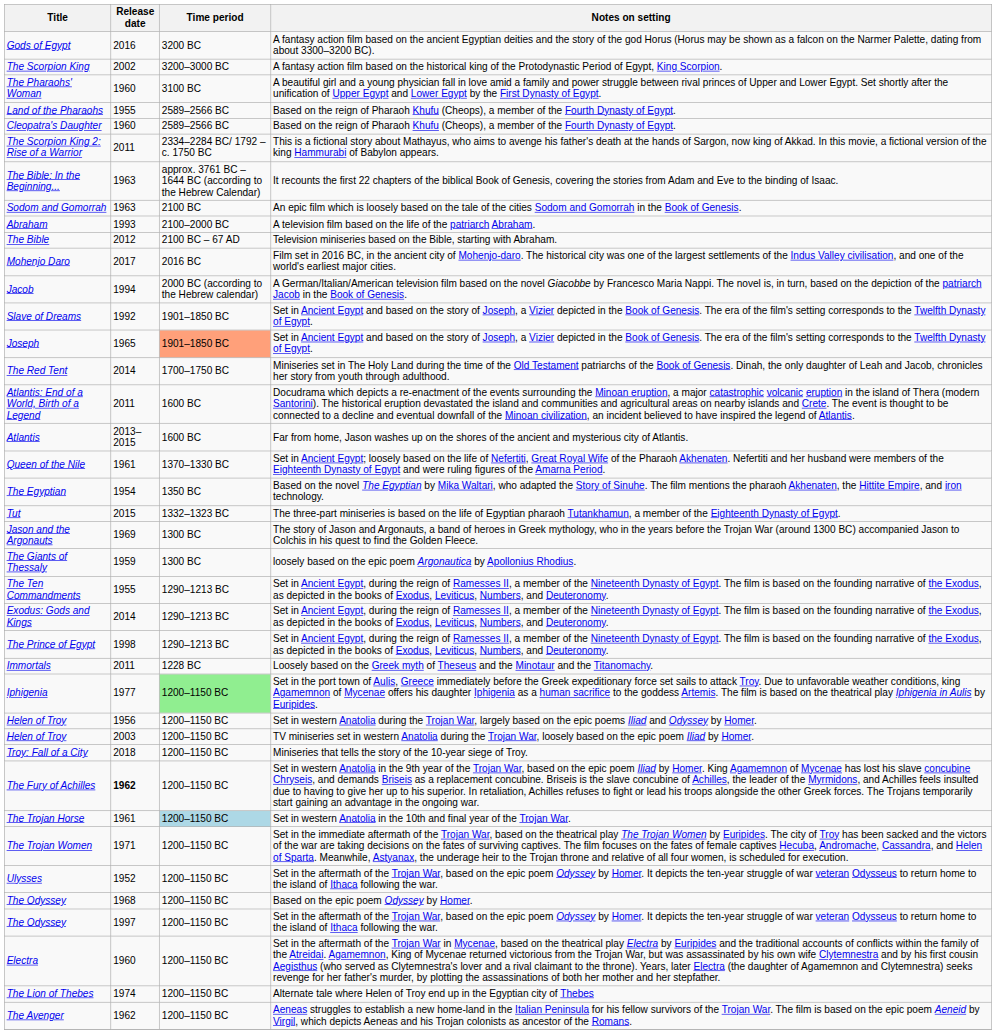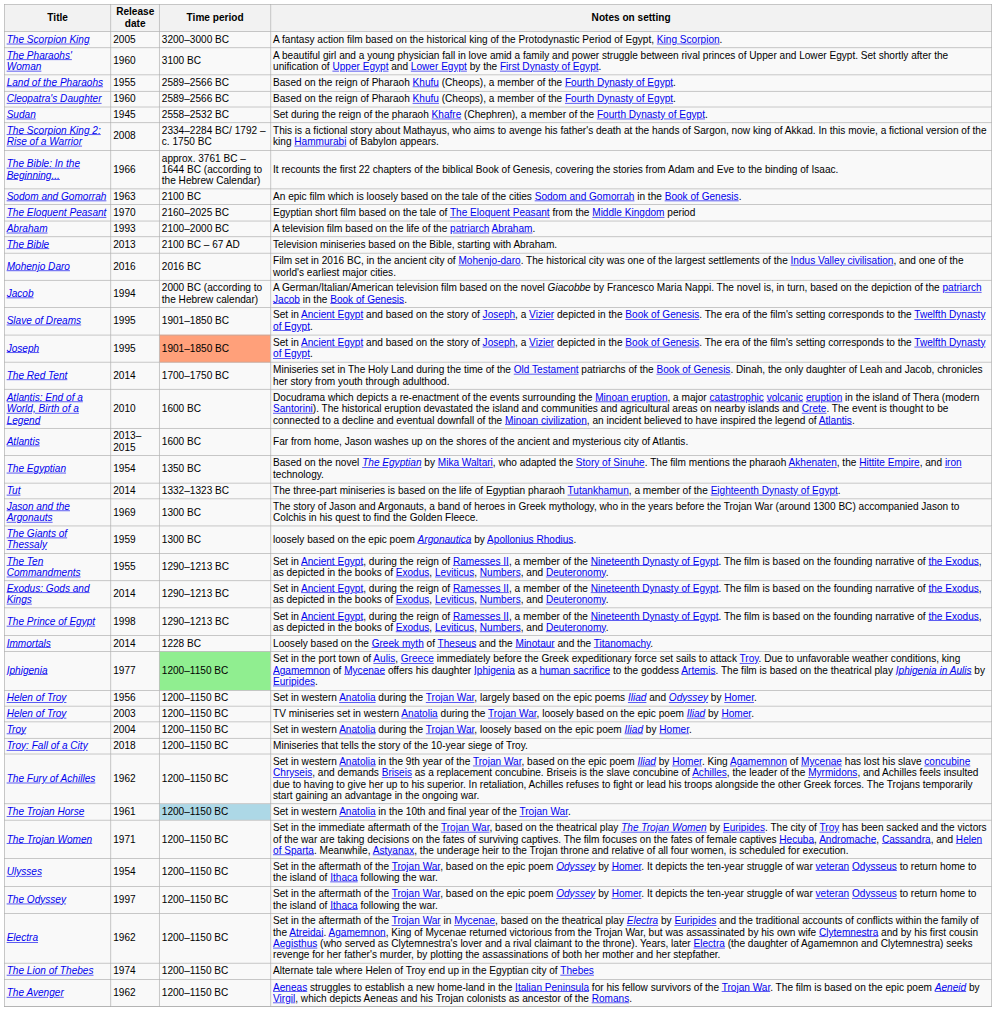- row: (39, 45)
(124, 67) 2002 -> (124, 39) 2005
+ row: (21, 115)
(124, 148) 2011 -> (124, 136) 2008
(124, 181) 1963 -> (124, 169) 1966
+ row: (57, 213)
(124, 240) 2012 -> (124, 245) 2013
(124, 262) 2017 -> (124, 266) 2016
(124, 316) 1992 -> (124, 321) 1995
(124, 344) 1965 -> (124, 348) 1995
(124, 404) 2011 -> (124, 408) 2010
- row: (46, 464)
(124, 513) 2015 -> (124, 490) 2014
(124, 666) 2011 -> (124, 643) 2014
+ row: (16, 730)
(124, 785) bold -> (124, 779) normal
(124, 879) 1952 -> (124, 872) 1954
- row: (36, 900)
(124, 961) 1960 -> (124, 938) 1962
